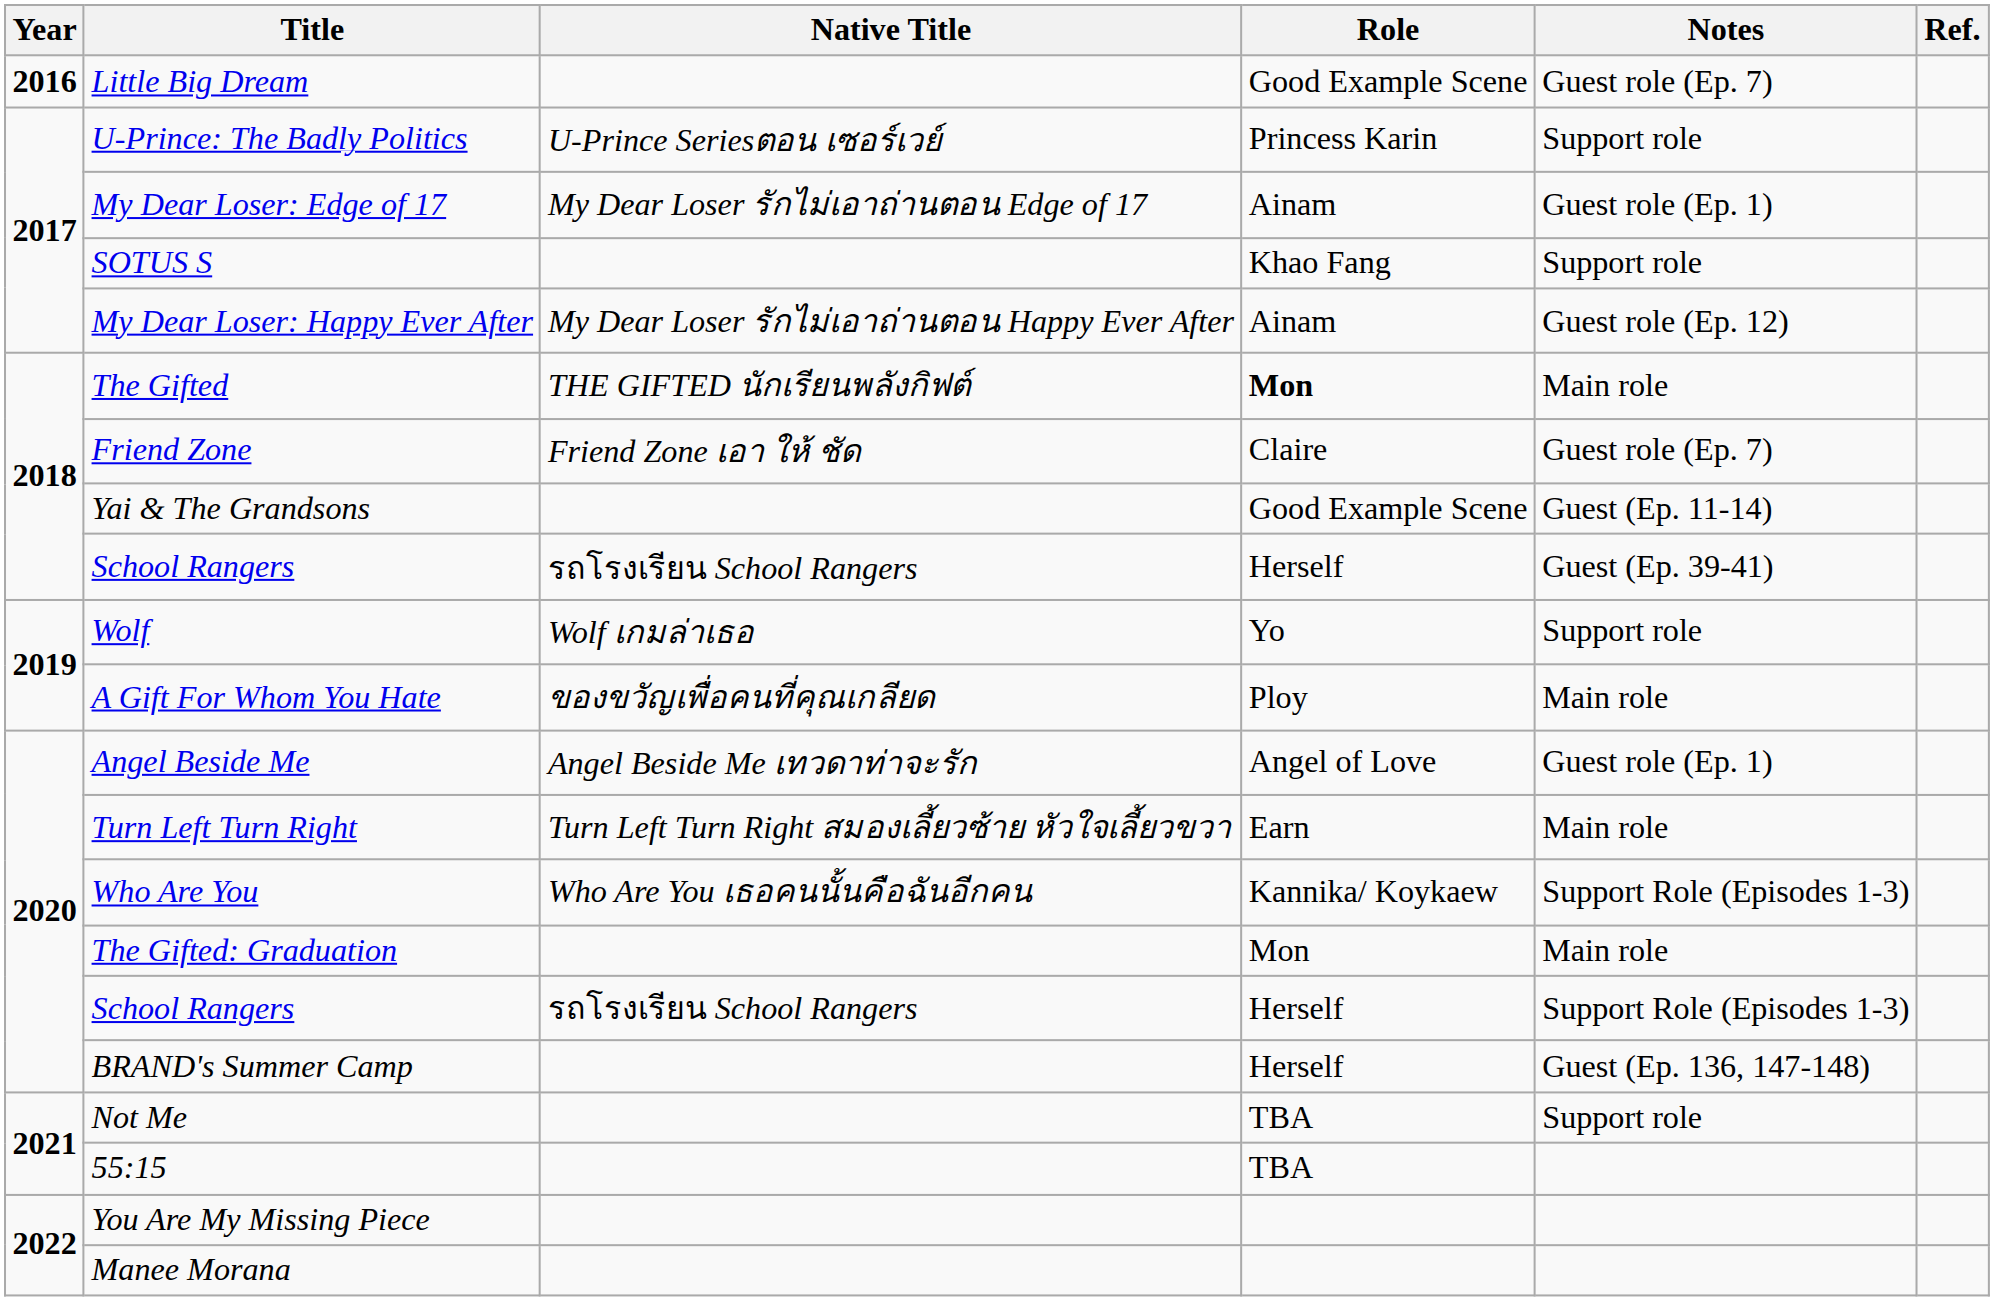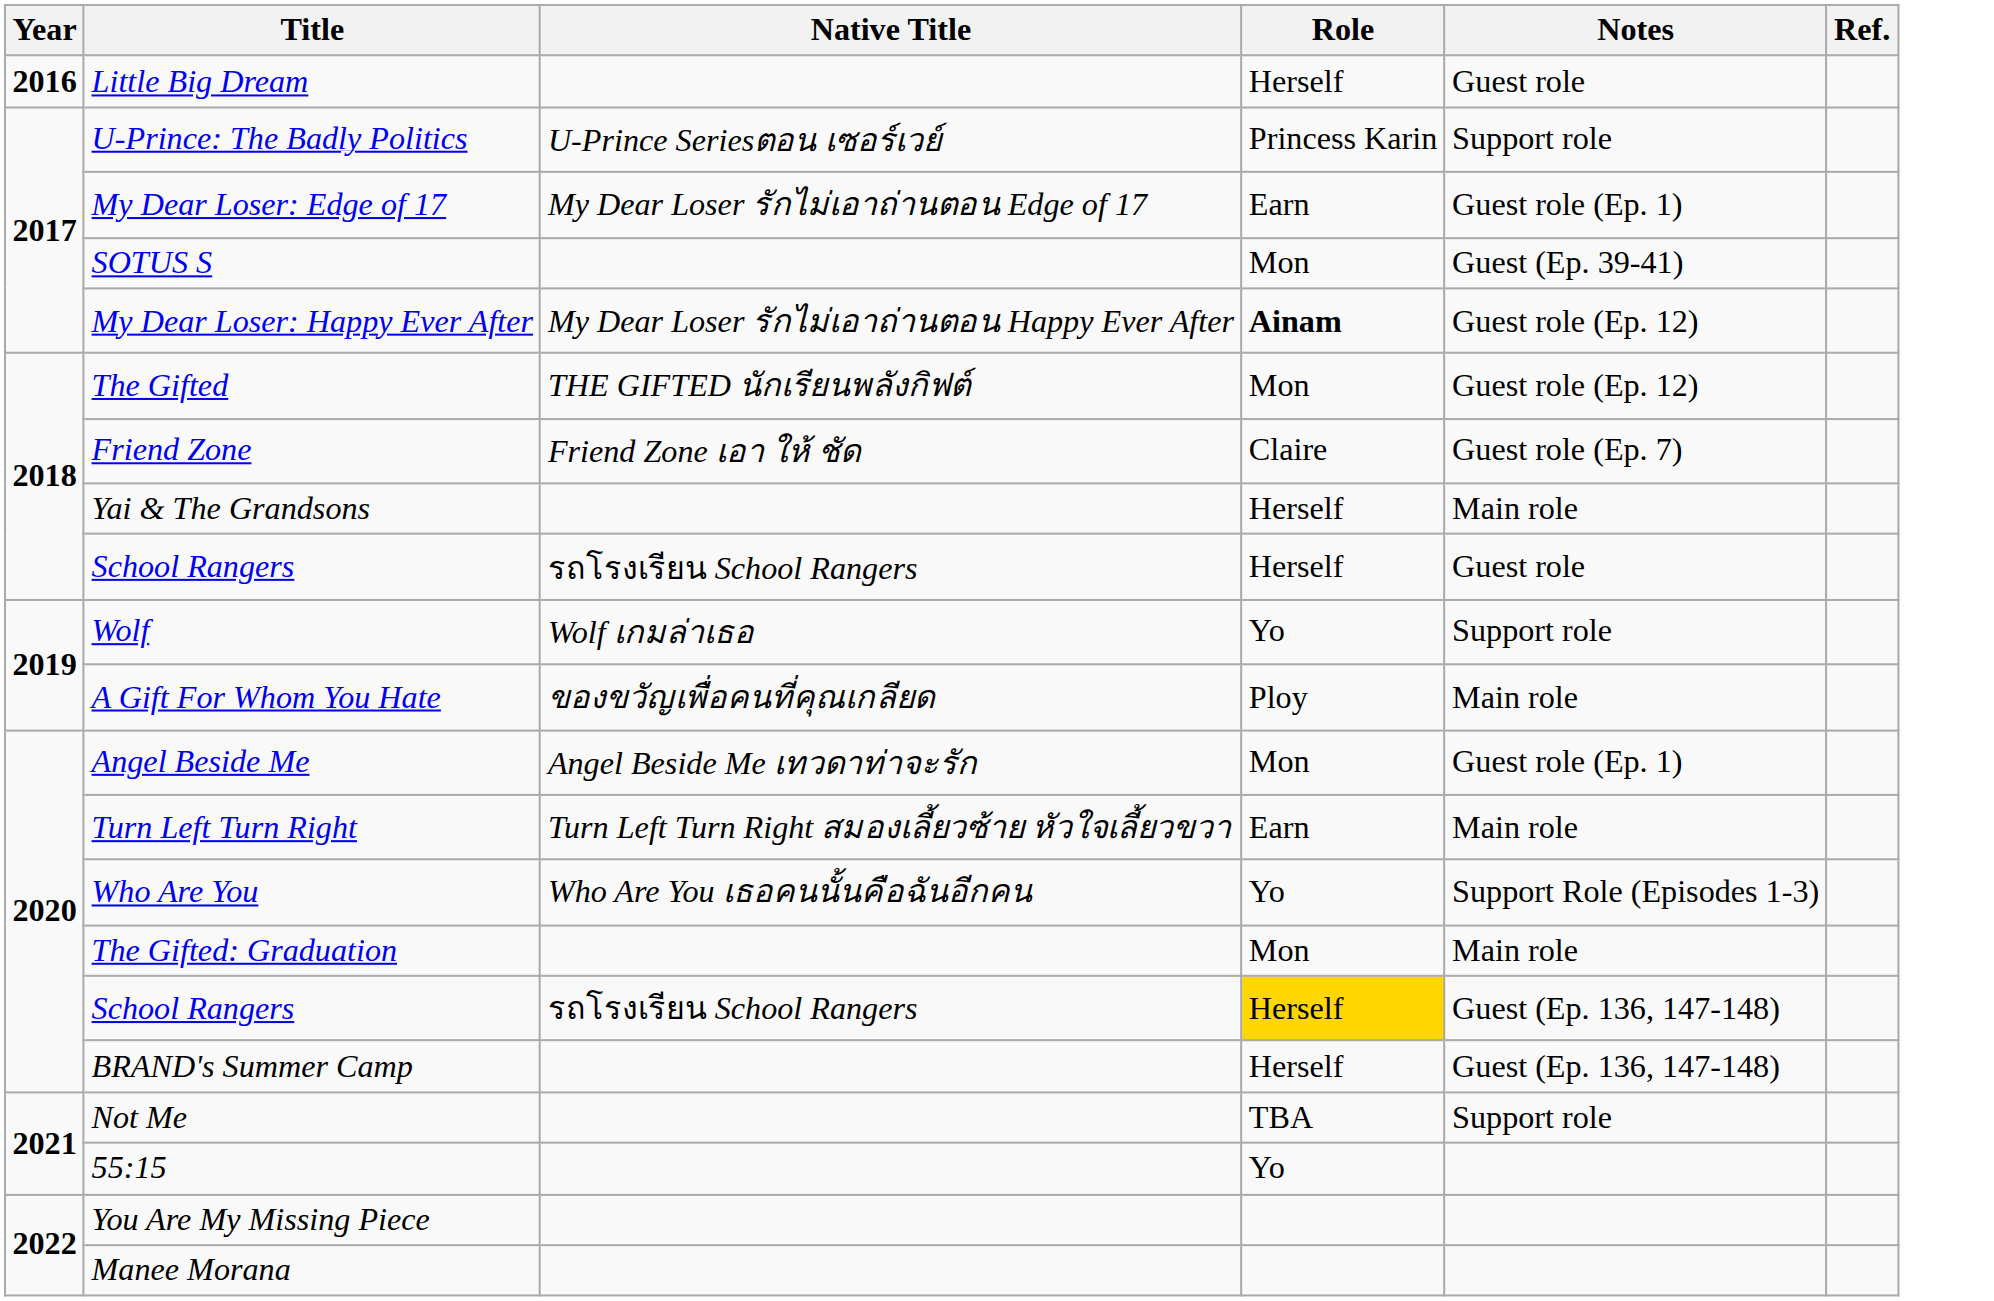(1388, 81) Good Example Scene -> (1296, 81) Herself
(1657, 81) Guest role (Ep. 7) -> (1519, 81) Guest role
(1293, 204) Ainam -> (1279, 204) Earn
(1320, 262) Khao Fang -> (1279, 262) Mon
(1622, 262) Support role -> (1568, 262) Guest (Ep. 39-41)
(1293, 320) normal -> (1295, 320) bold
(1281, 385) bold -> (1279, 385) normal
(1605, 385) Main role -> (1575, 385) Guest role (Ep. 12)
(1388, 508) Good Example Scene -> (1296, 508) Herself
(1657, 508) Guest (Ep. 11-14) -> (1515, 508) Main role
(1658, 566) Guest (Ep. 39-41) -> (1519, 566) Guest role
(1343, 761) Angel of Love -> (1279, 761) Mon
(1373, 891) Kannika/ Koykaew -> (1267, 891) Yo
(1296, 1007) no background -> (1296, 1007) gold background
(1726, 1007) Support Role (Episodes 1-3) -> (1616, 1007) Guest (Ep. 136, 147-148)
(1281, 1167) TBA -> (1267, 1167) Yo
